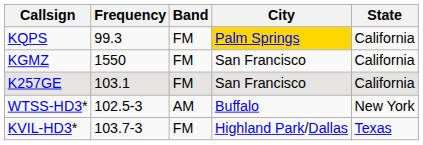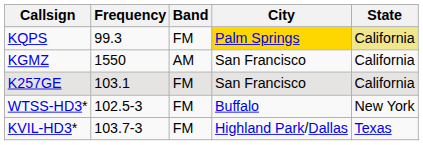(385, 38) no background -> (385, 38) khaki background
(183, 60) FM -> (183, 60) AM
(183, 106) AM -> (183, 106) FM
